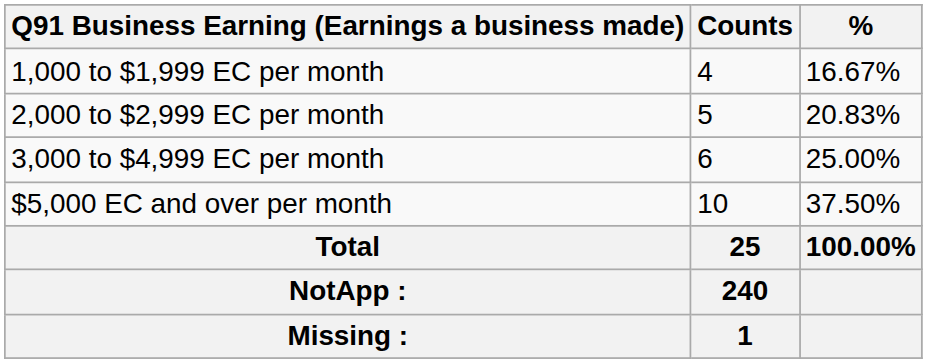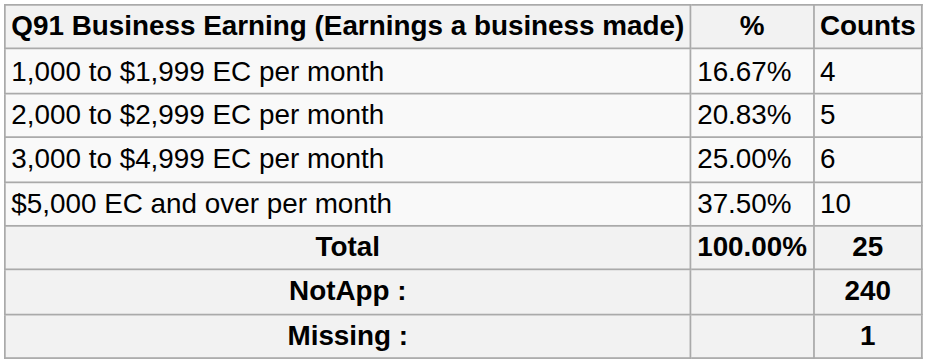columns swapped: (745, 26) <-> (861, 26)
